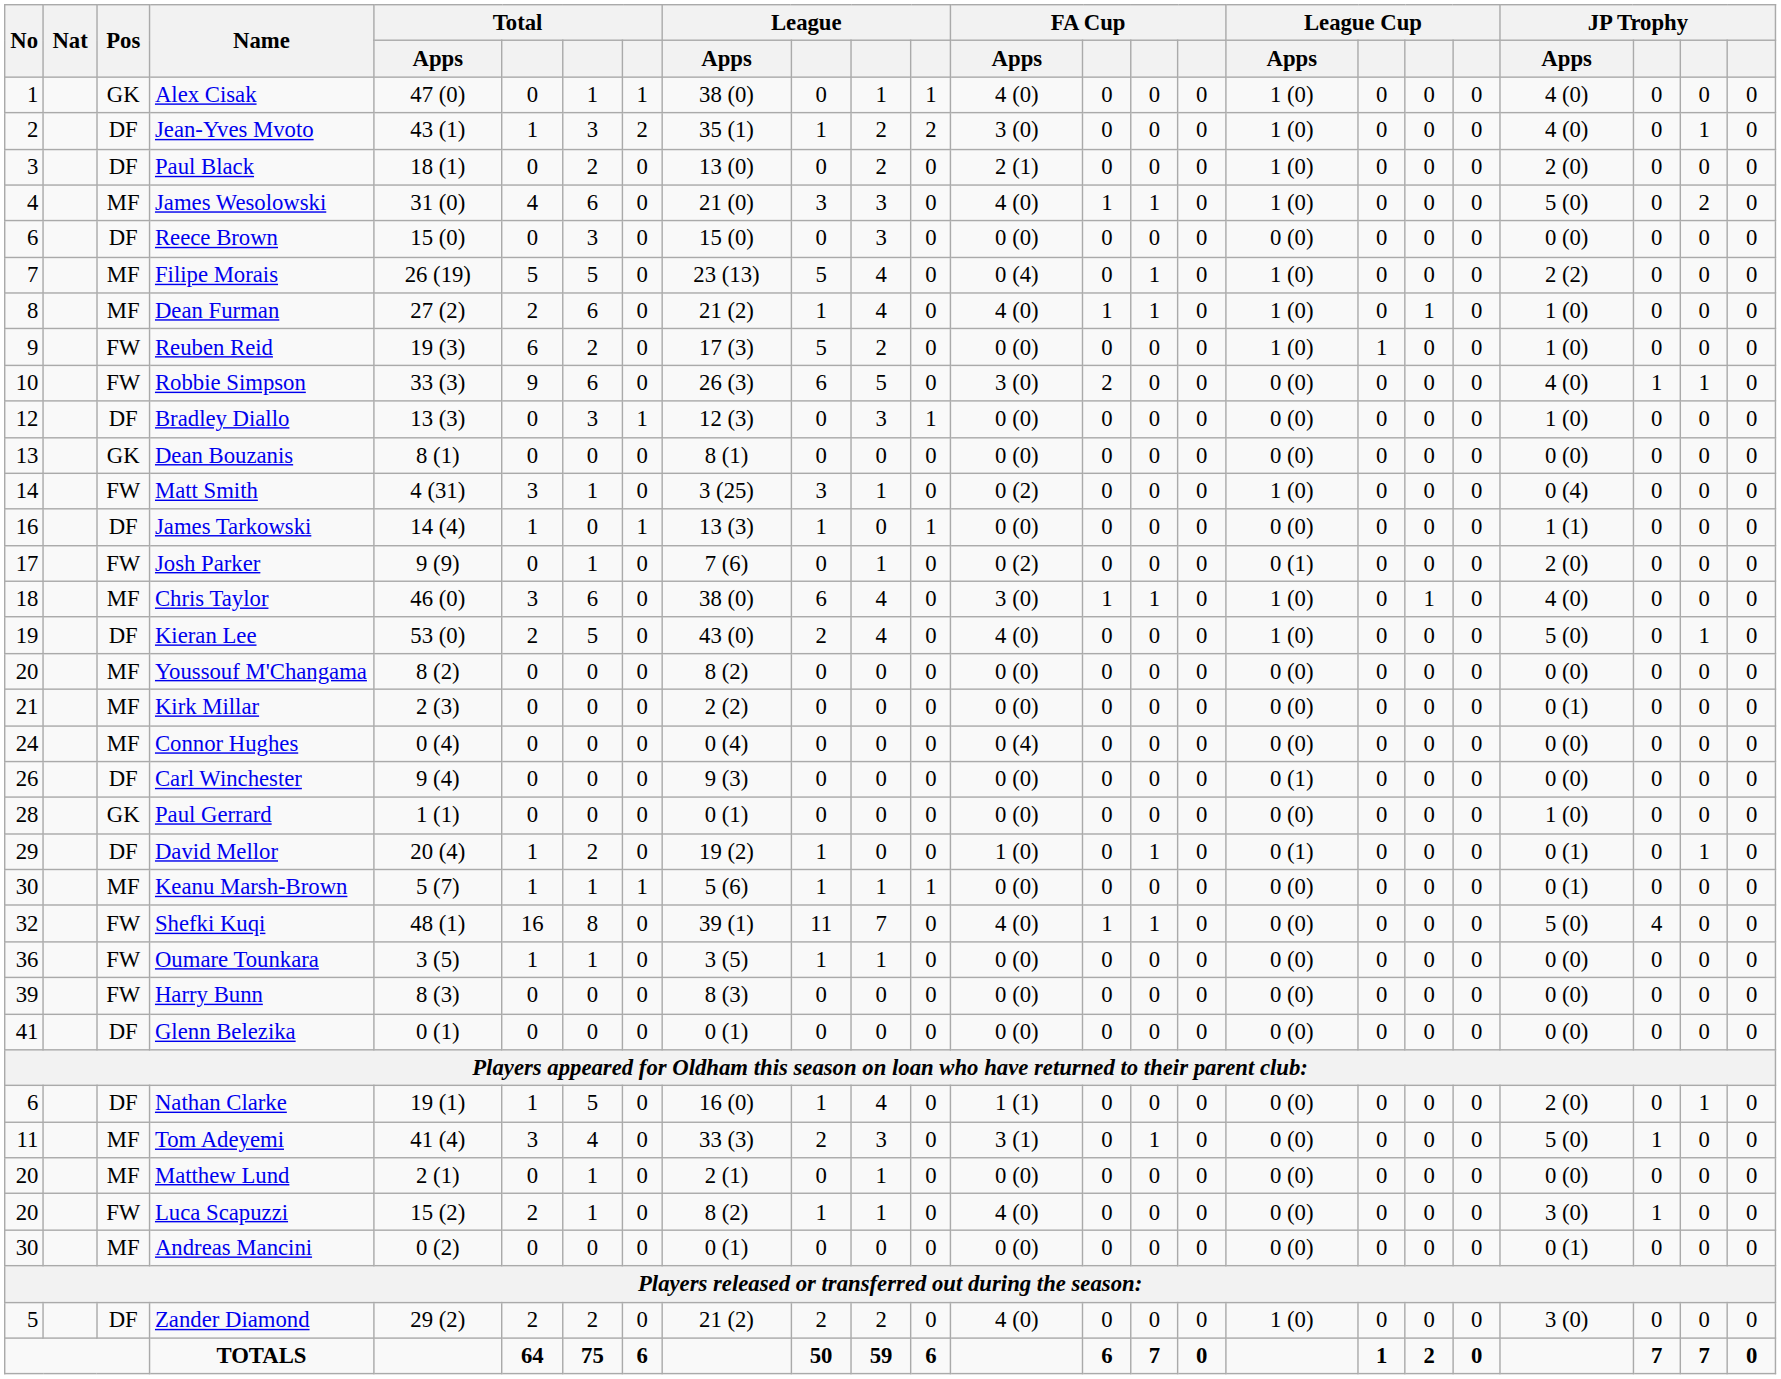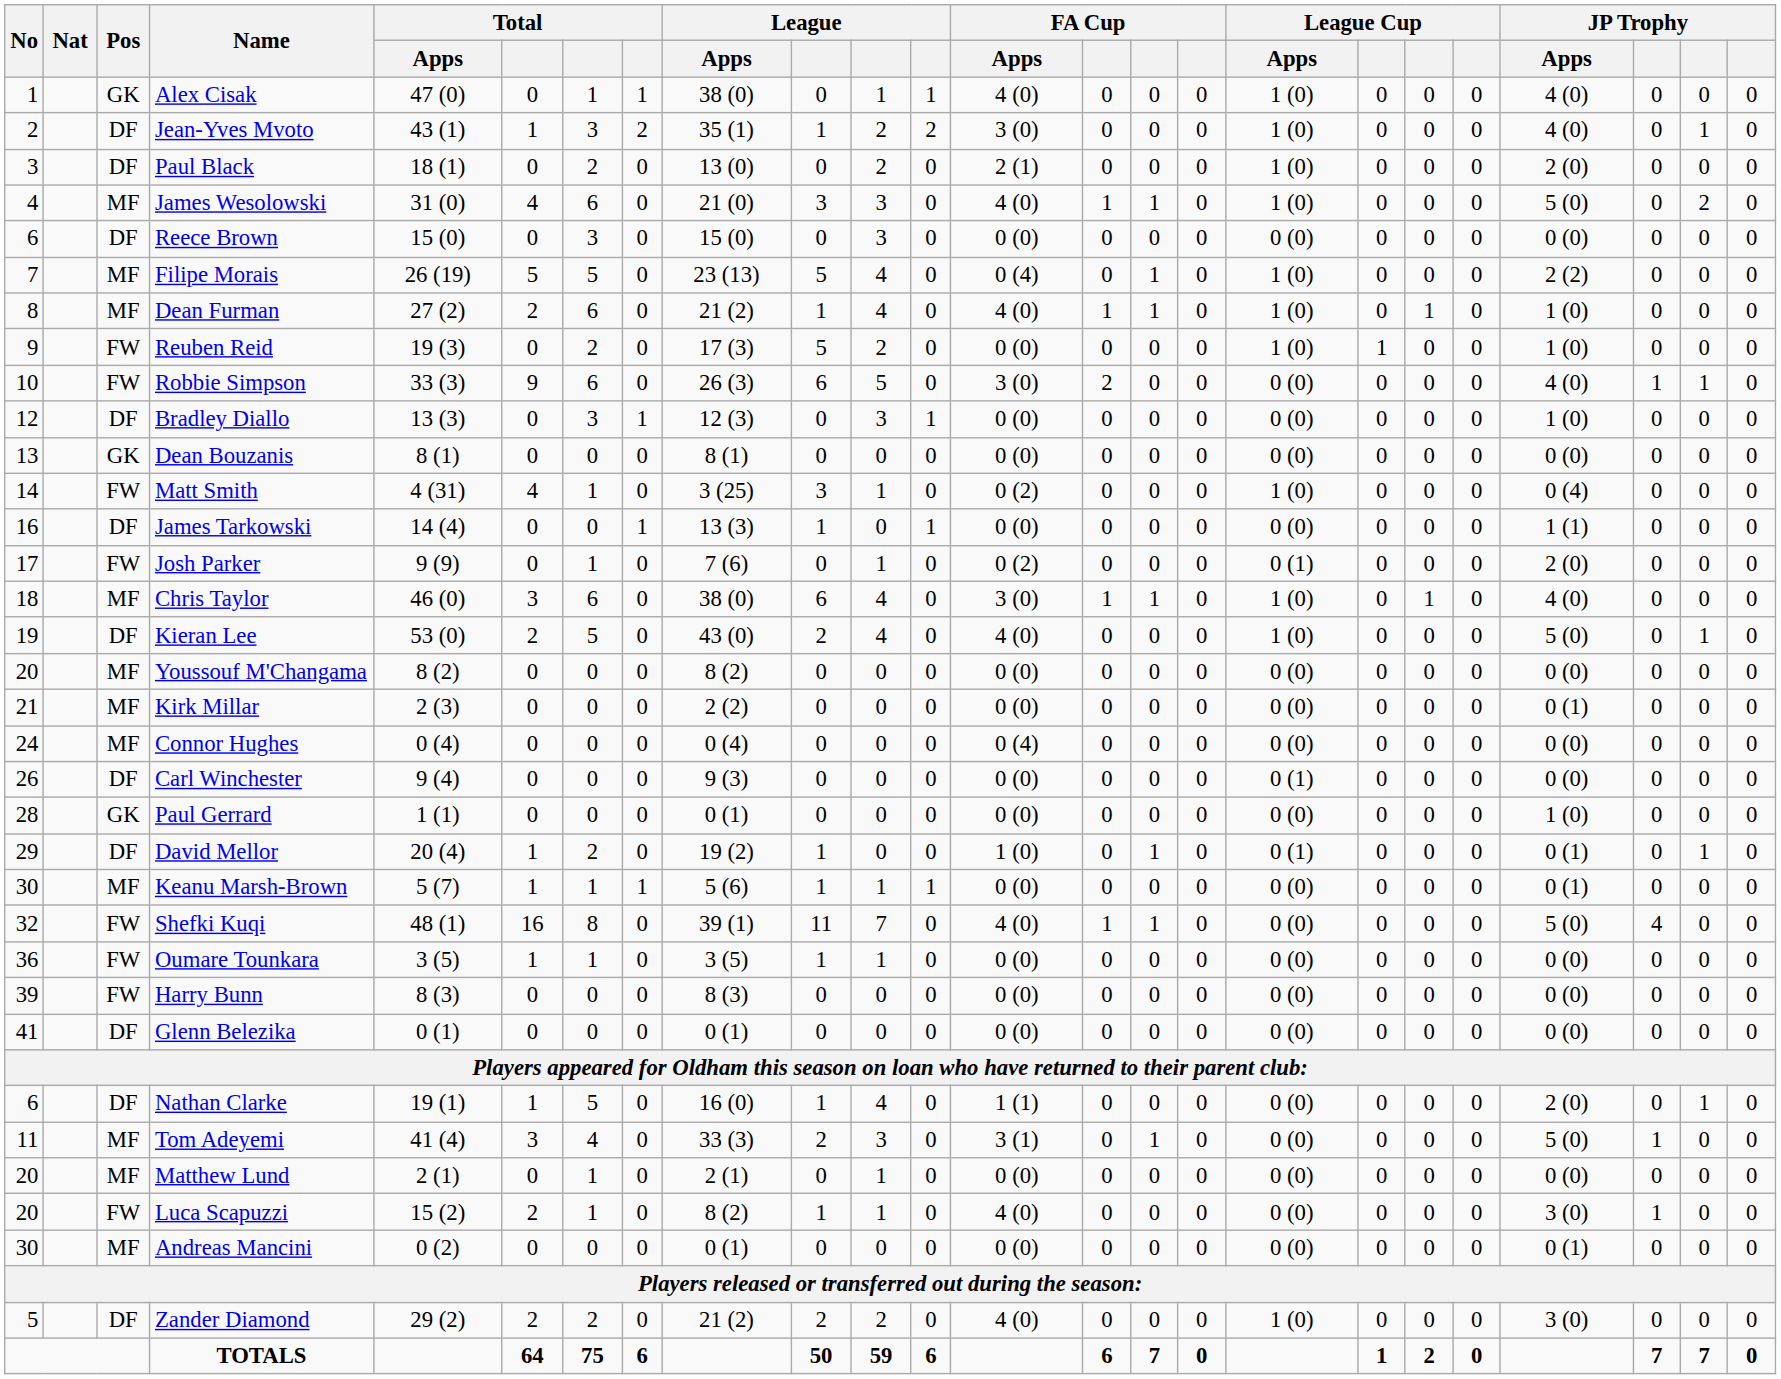(532, 346) 6 -> (532, 346) 0
(532, 490) 3 -> (532, 490) 4
(532, 526) 1 -> (532, 526) 0
